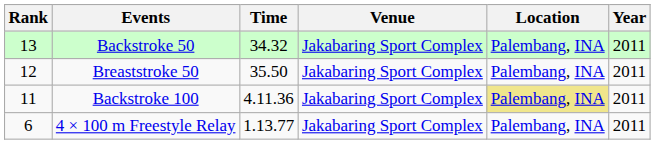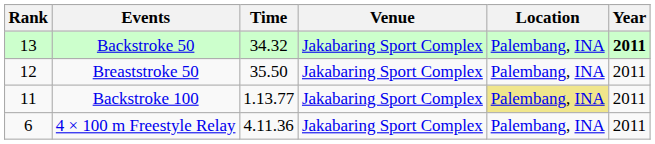(629, 44) normal -> (629, 44) bold
(269, 98) 4.11.36 -> (269, 98) 1.13.77
(269, 125) 1.13.77 -> (269, 125) 4.11.36
